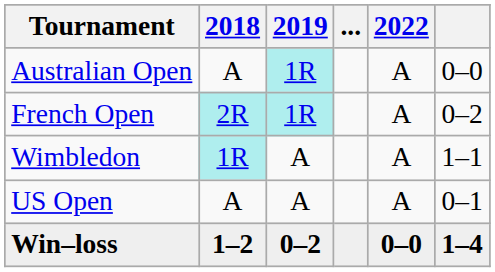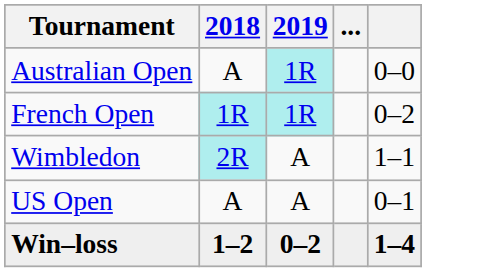- column: (401, 26)
(233, 113) 2R -> (233, 113) 1R
(233, 157) 1R -> (233, 157) 2R
